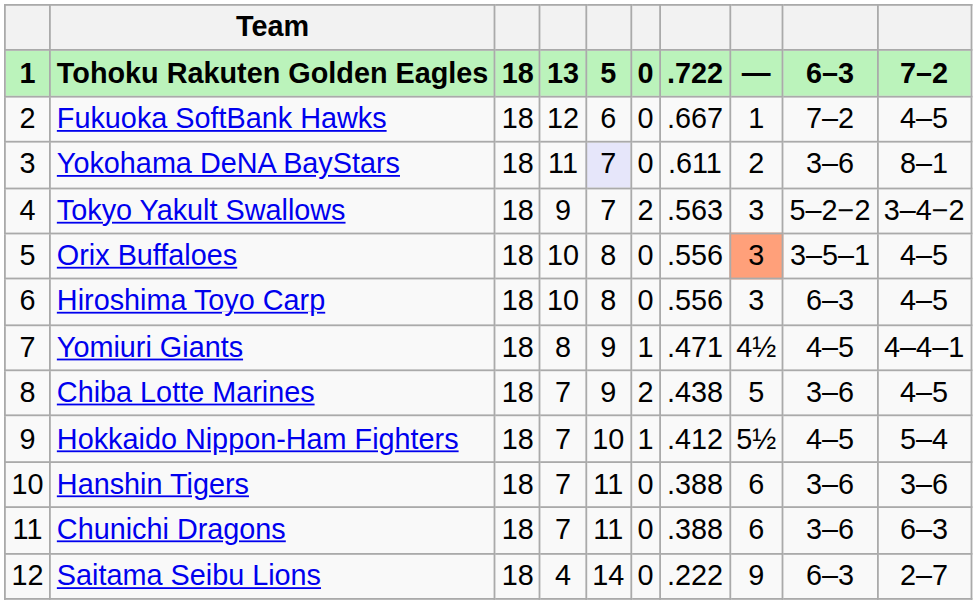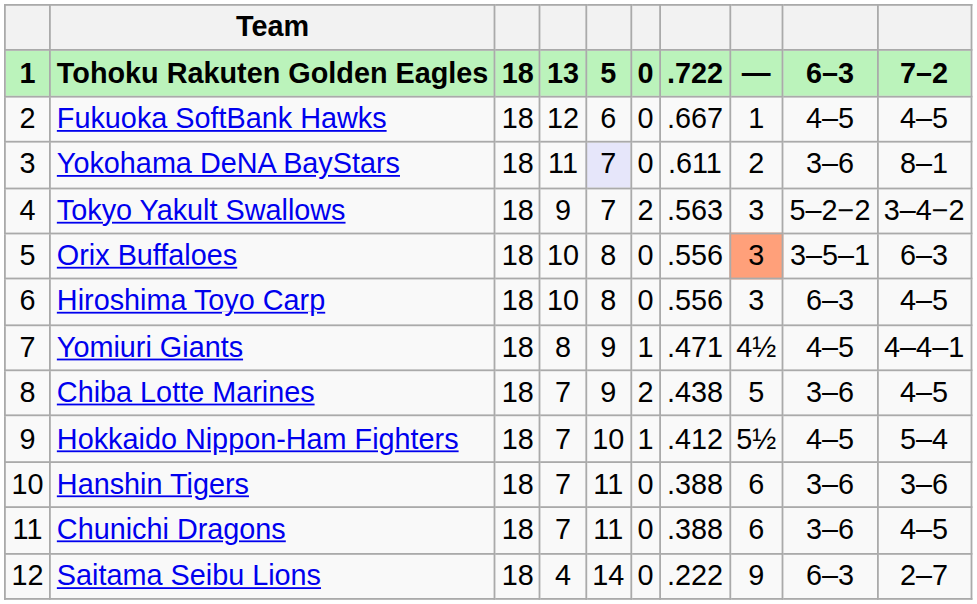(830, 118) 7–2 -> (830, 118) 4–5
(924, 255) 4–5 -> (924, 255) 6–3
(924, 529) 6–3 -> (924, 529) 4–5
